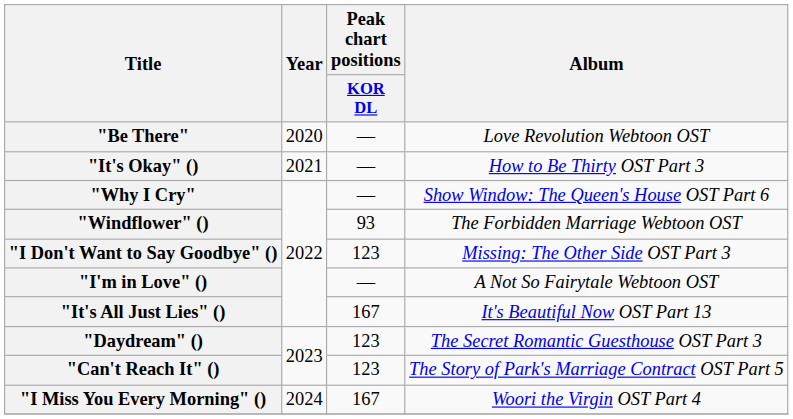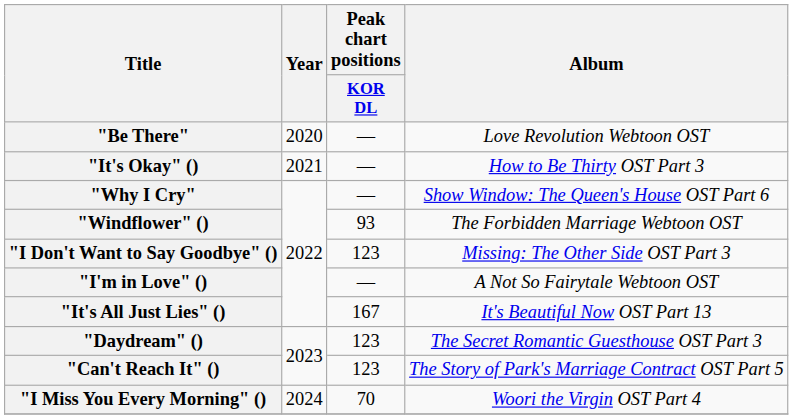(366, 399) 167 -> (366, 399) 70
